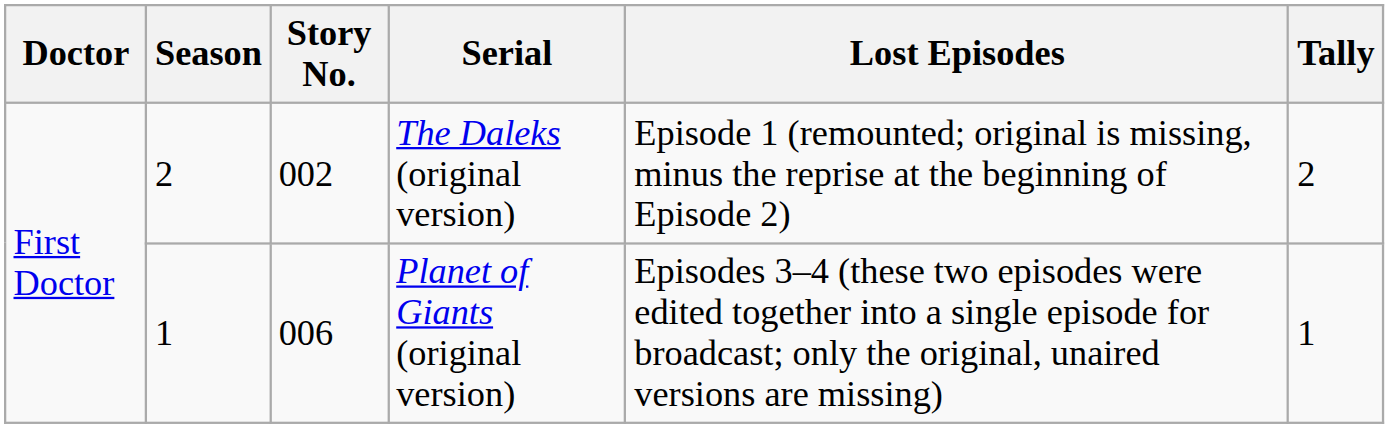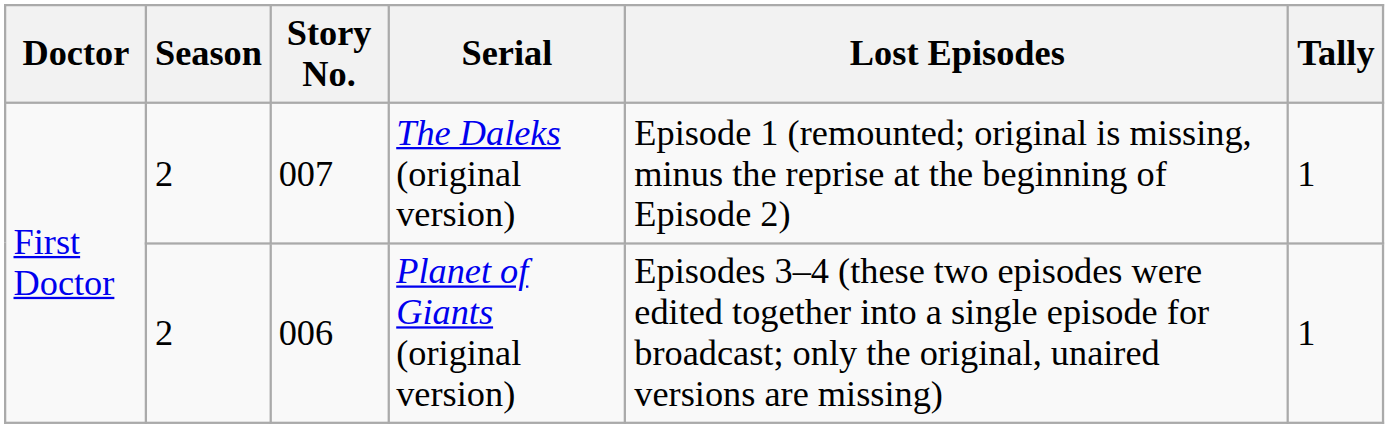(306, 172) 002 -> (306, 172) 007
(1306, 172) 2 -> (1306, 172) 1
(164, 332) 1 -> (164, 332) 2
